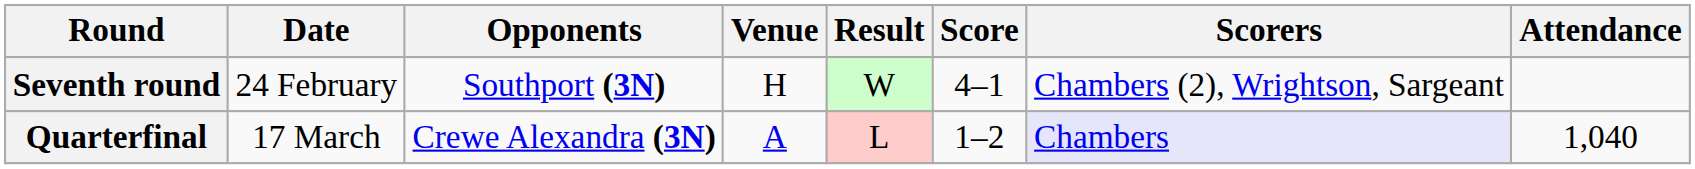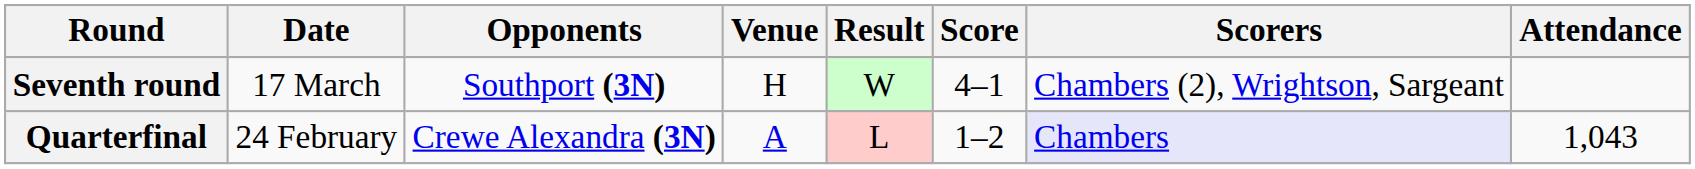(316, 83) 24 February -> (316, 83) 17 March
(316, 136) 17 March -> (316, 136) 24 February
(1601, 136) 1,040 -> (1601, 136) 1,043
